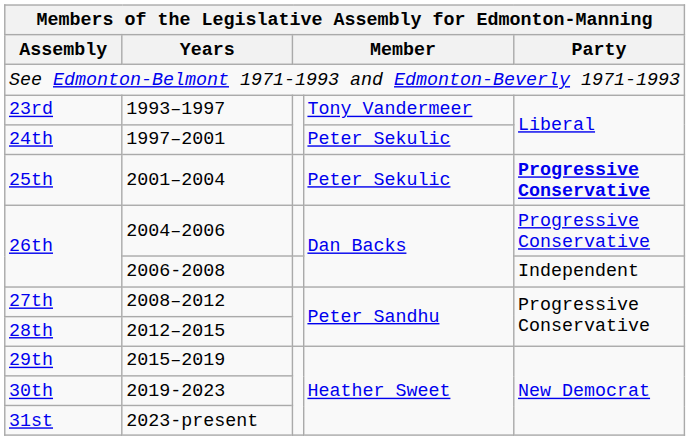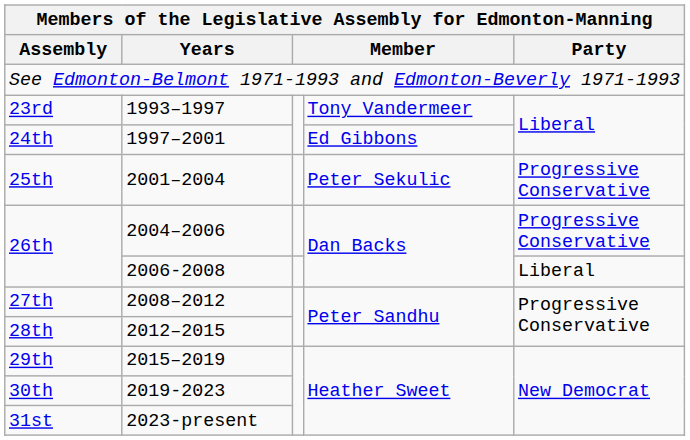(379, 139) Peter Sekulic -> (362, 139) Ed Gibbons
(584, 180) bold -> (584, 180) normal
(579, 271) Independent -> (557, 271) Liberal
